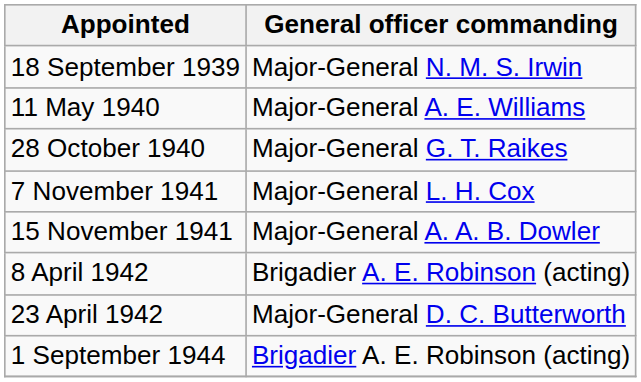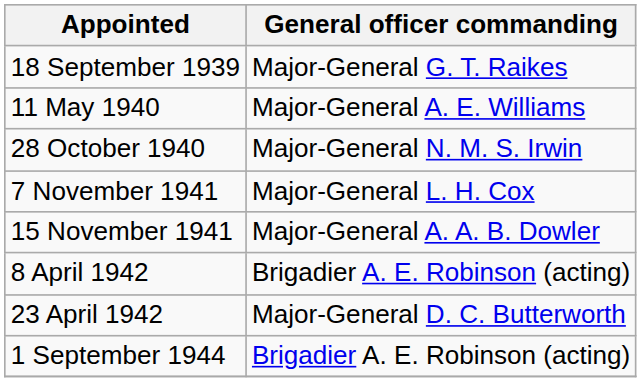(417, 66) Major-General N. M. S. Irwin -> (410, 66) Major-General G. T. Raikes
(410, 149) Major-General G. T. Raikes -> (417, 149) Major-General N. M. S. Irwin
